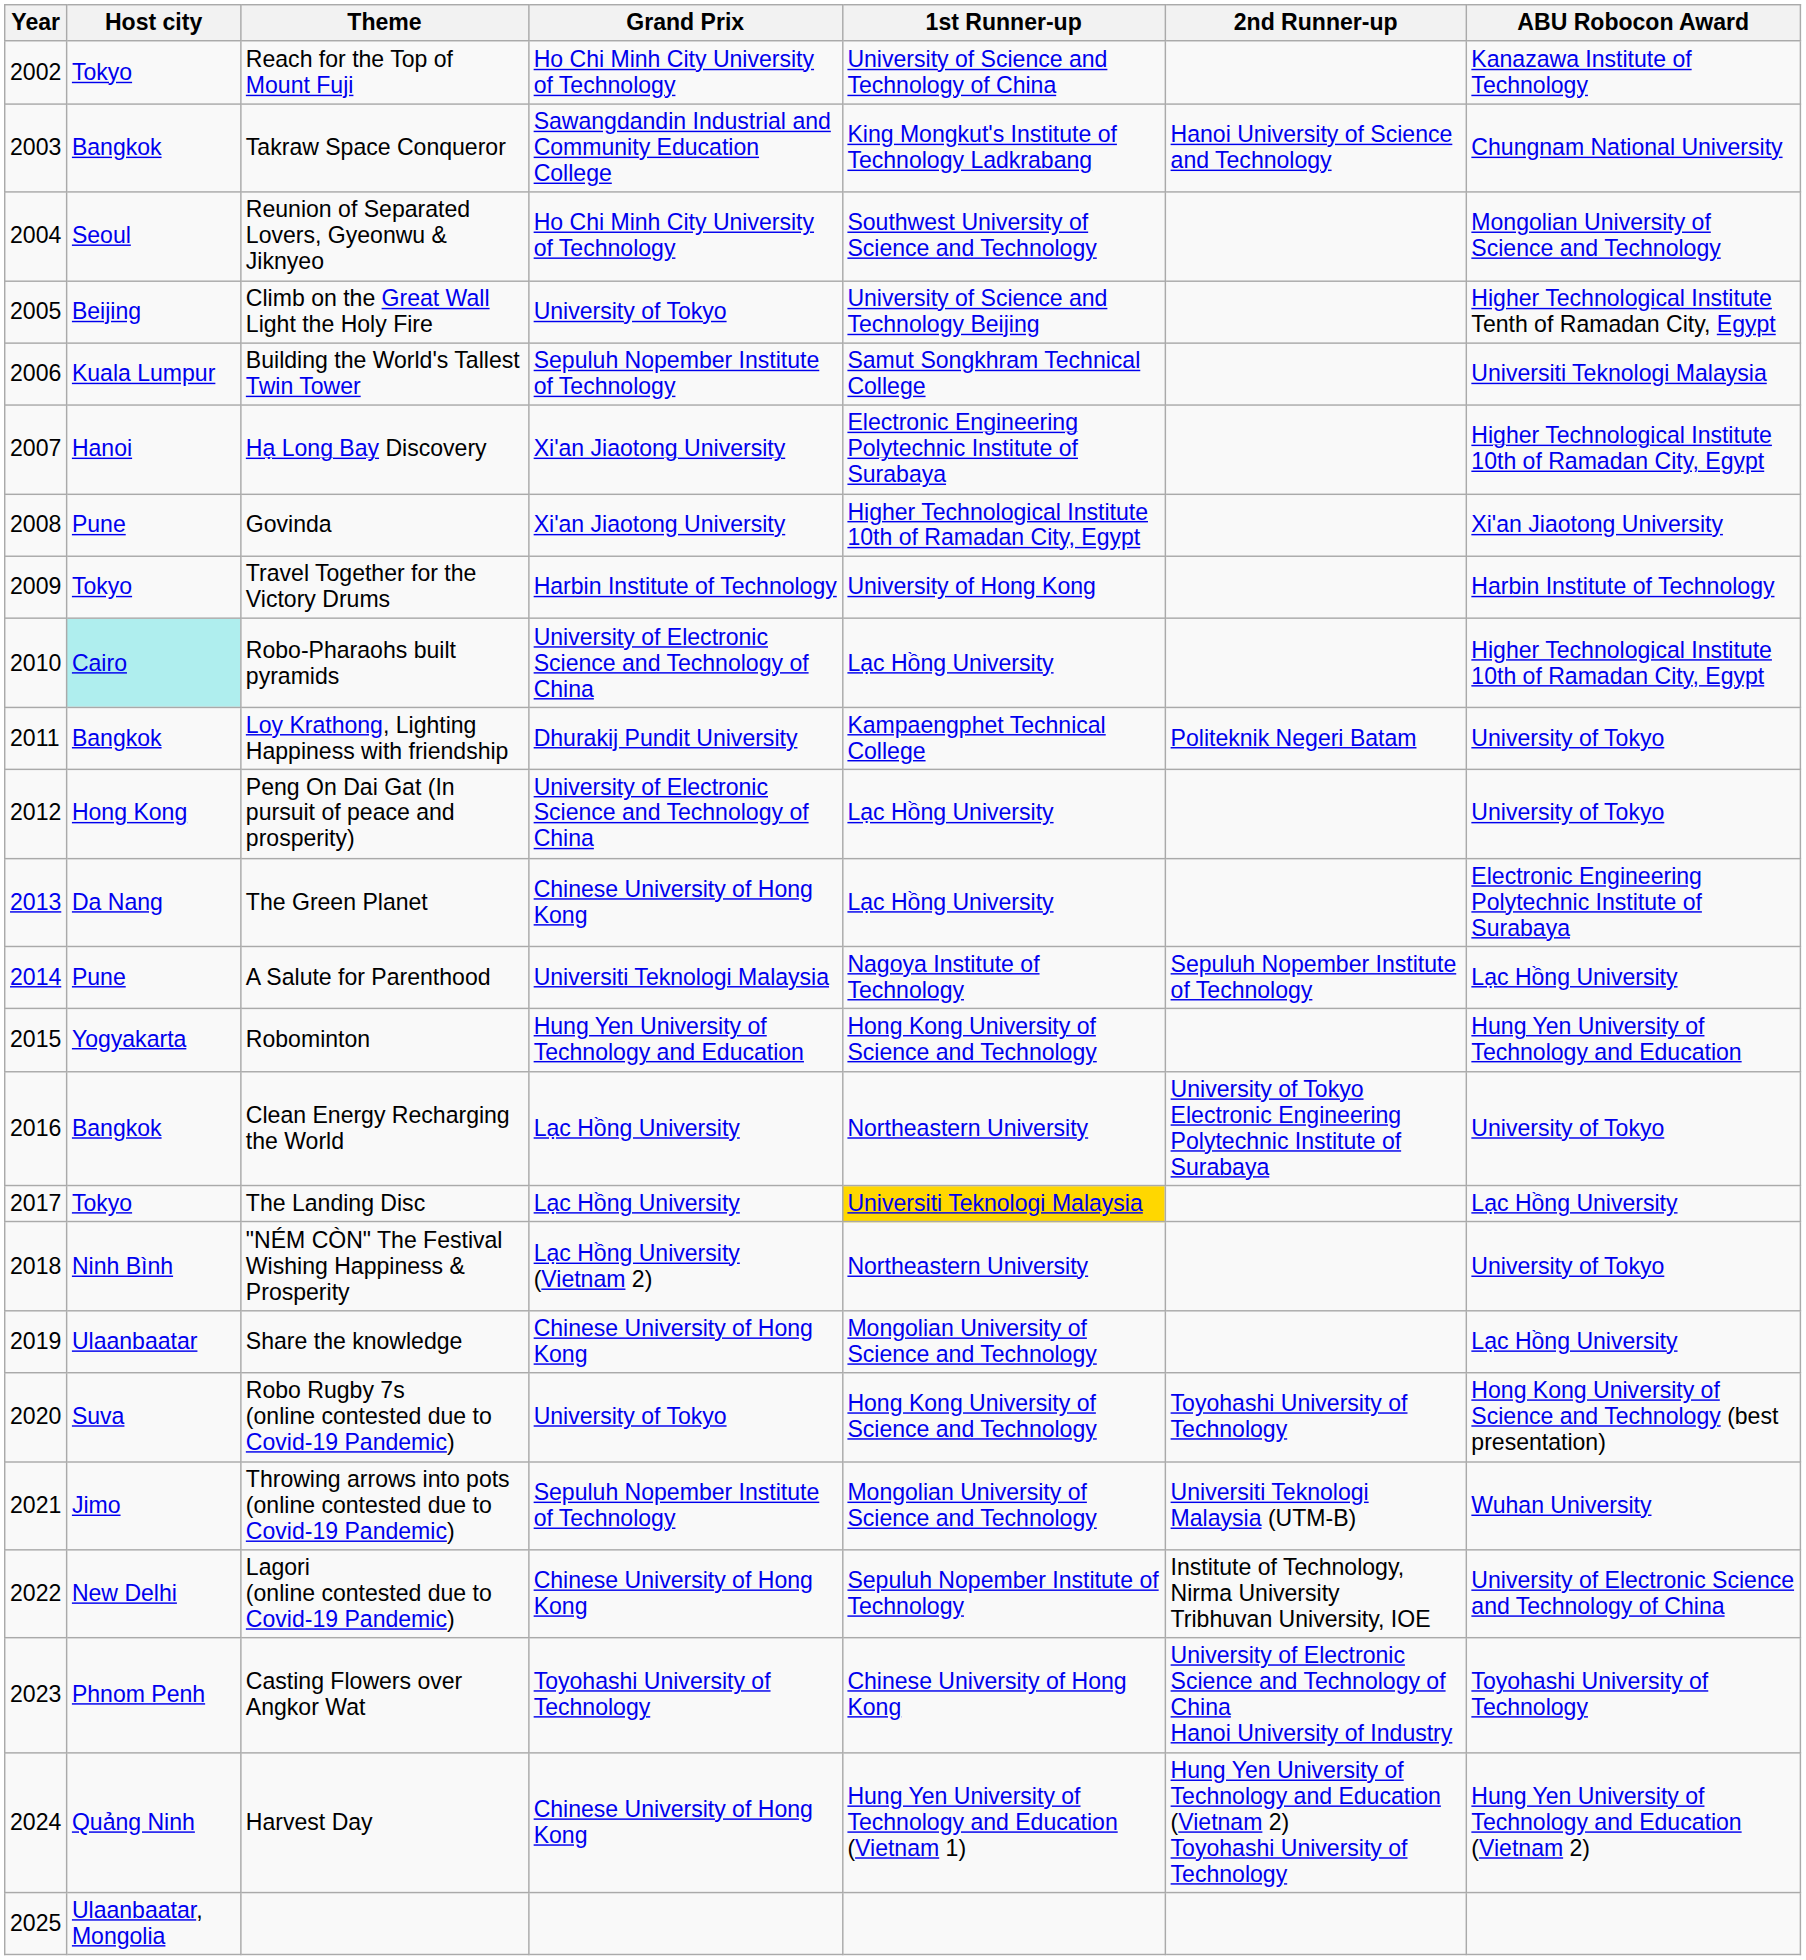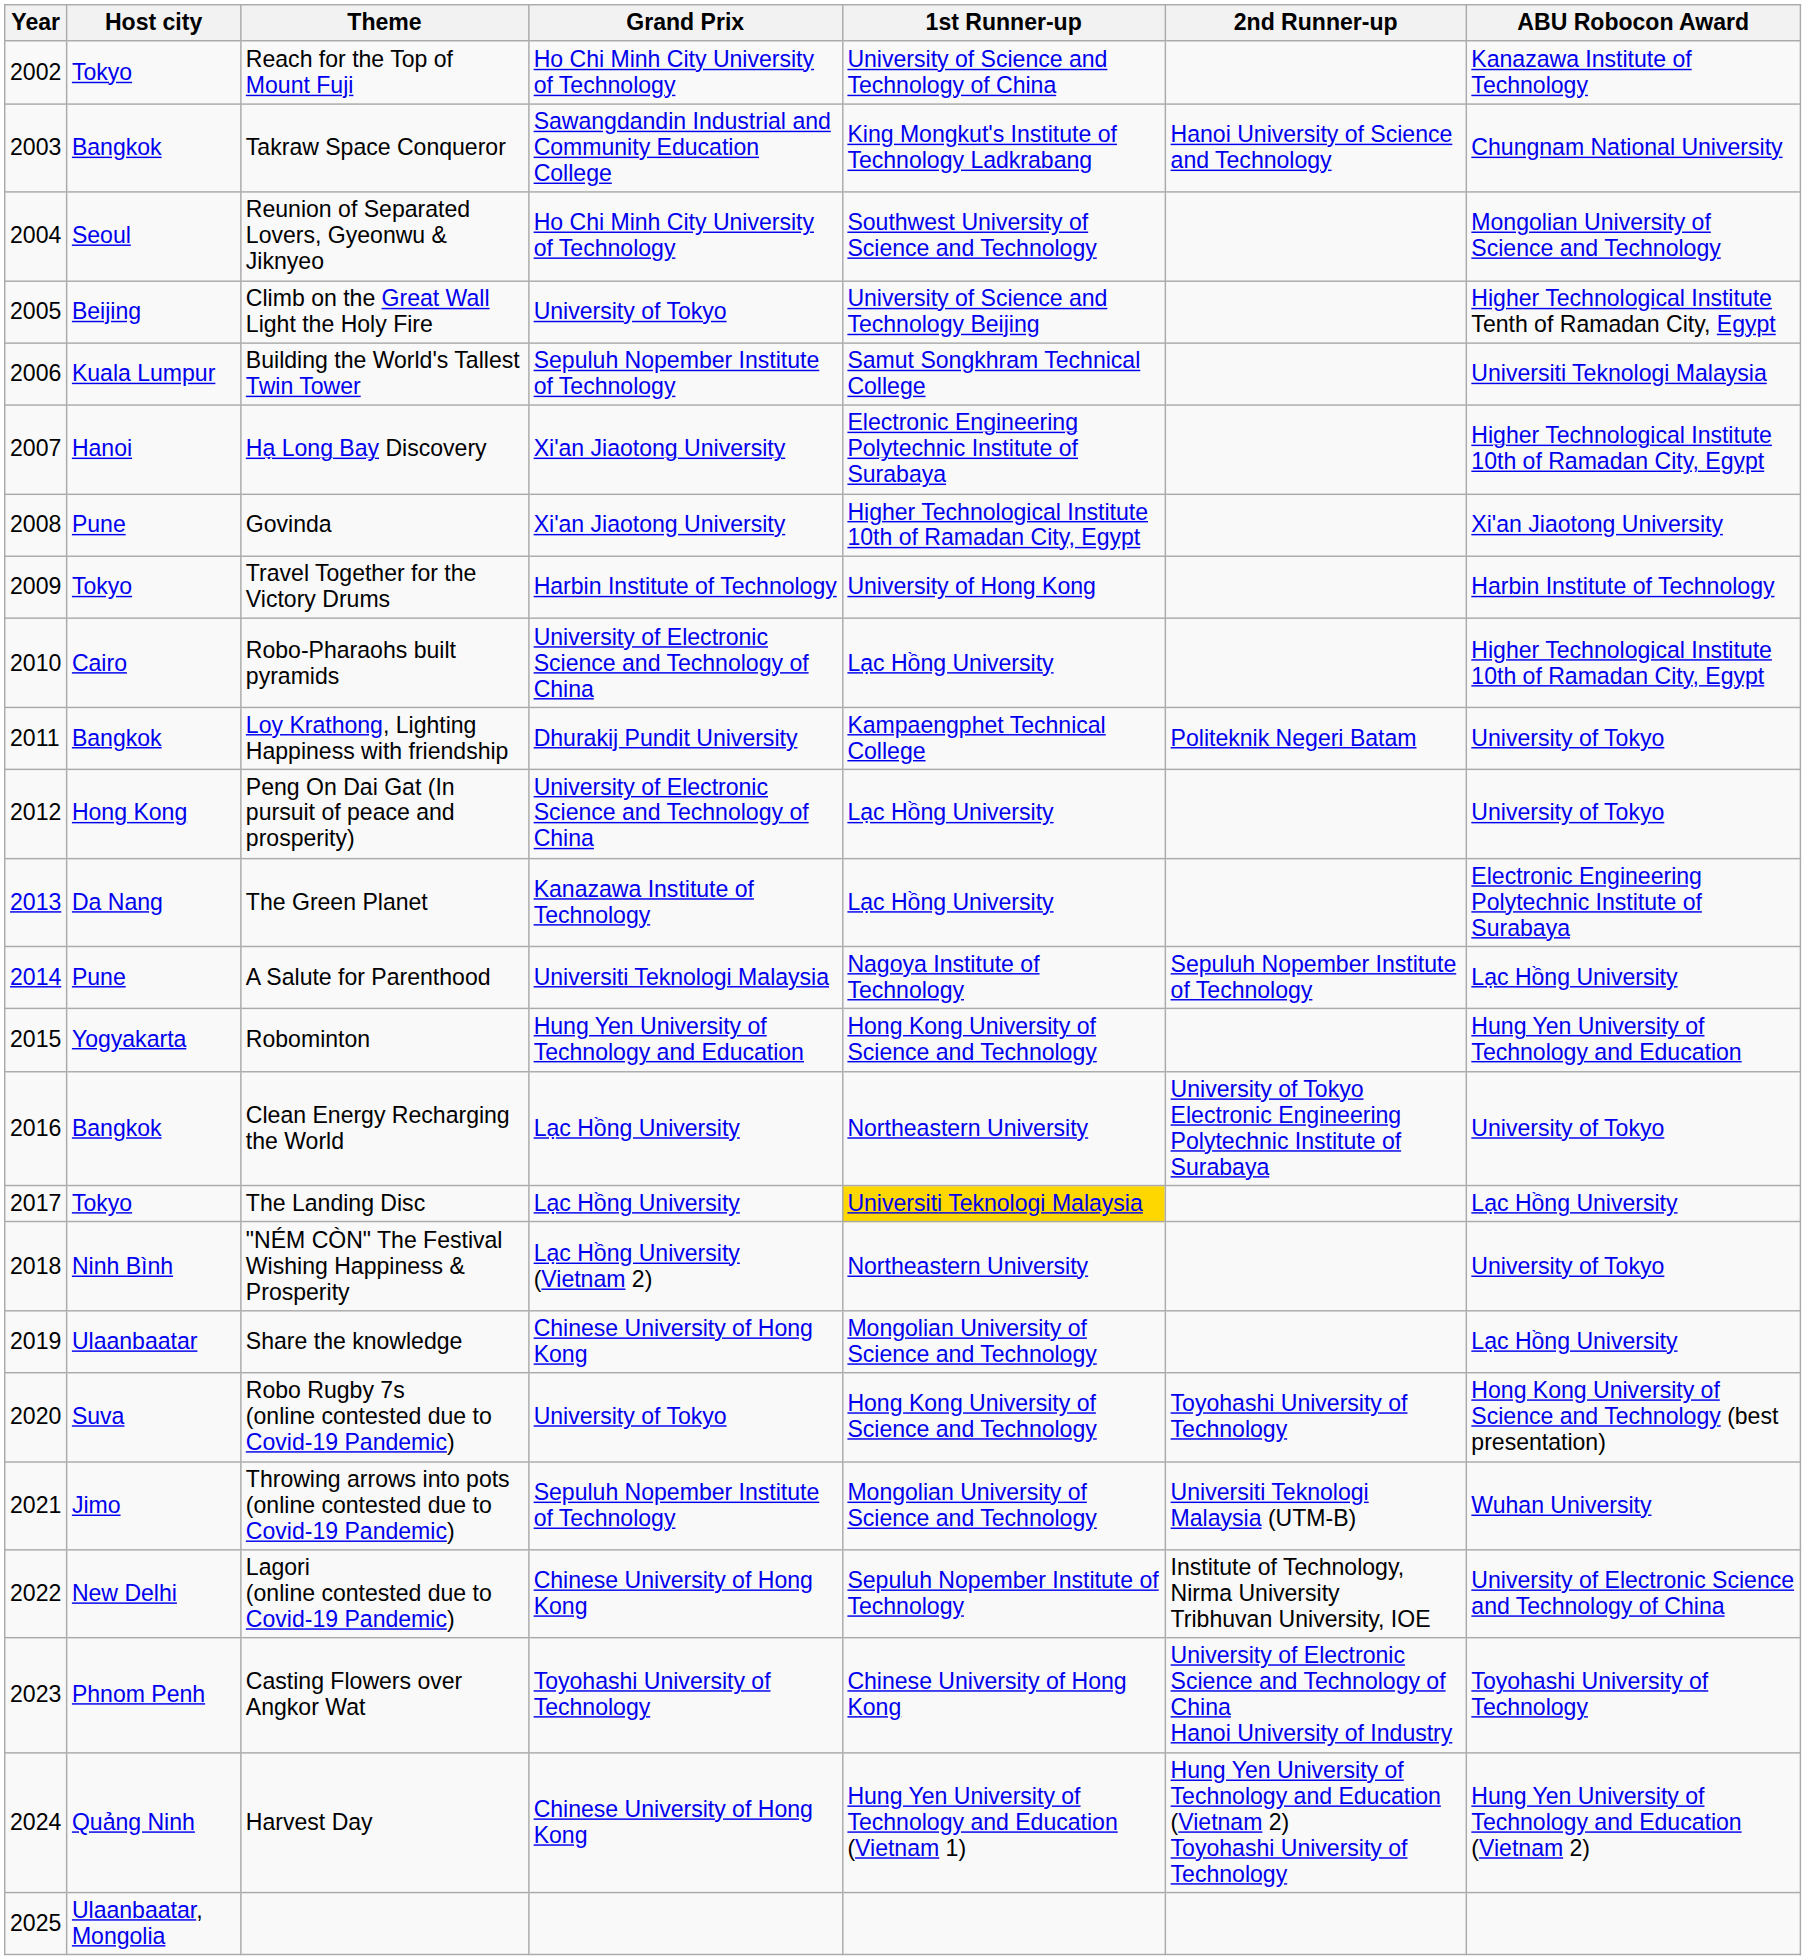(99, 662) paleturquoise background -> (99, 662) no background
(673, 901) Chinese University of Hong Kong -> (644, 901) Kanazawa Institute of Technology
